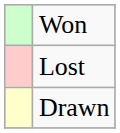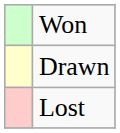rows swapped: (74, 107) <-> (62, 66)
